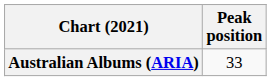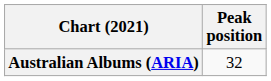(234, 62) 33 -> (234, 62) 32
